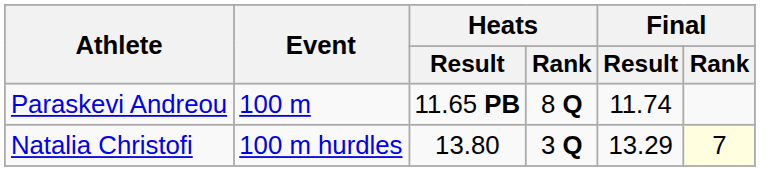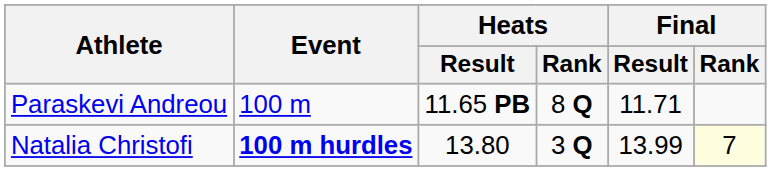(641, 105) 11.74 -> (651, 105) 11.71
(321, 146) normal -> (326, 146) bold
(641, 146) 13.29 -> (651, 146) 13.99
